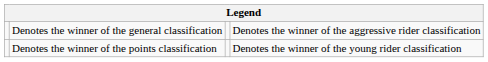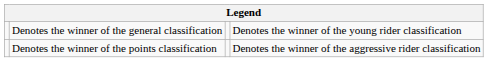(356, 30) Denotes the winner of the aggressive rider classification -> (347, 30) Denotes the winner of the young rider classification
(347, 48) Denotes the winner of the young rider classification -> (356, 48) Denotes the winner of the aggressive rider classification
